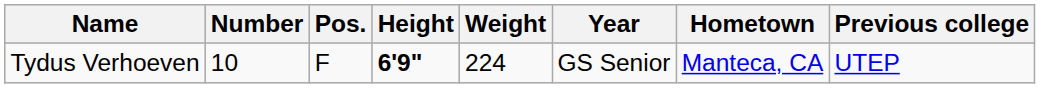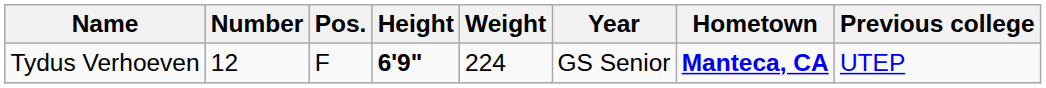(224, 62) 10 -> (224, 62) 12
(752, 62) normal -> (755, 62) bold
